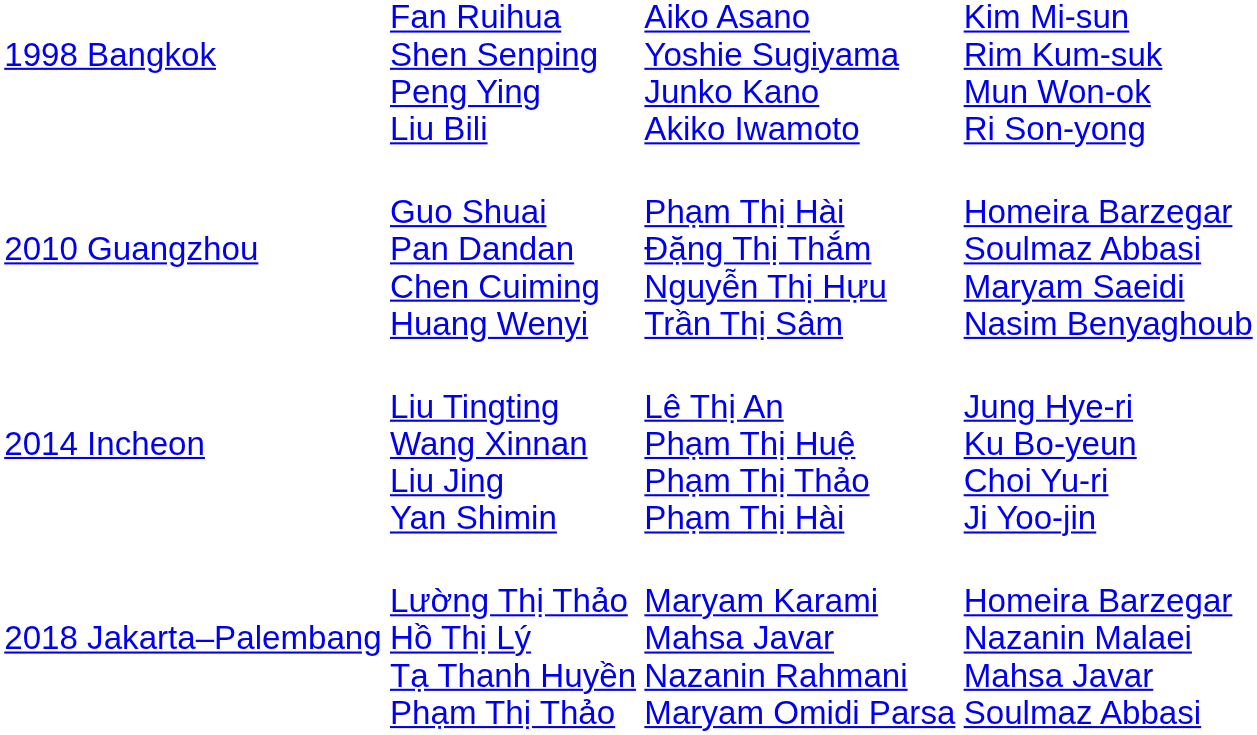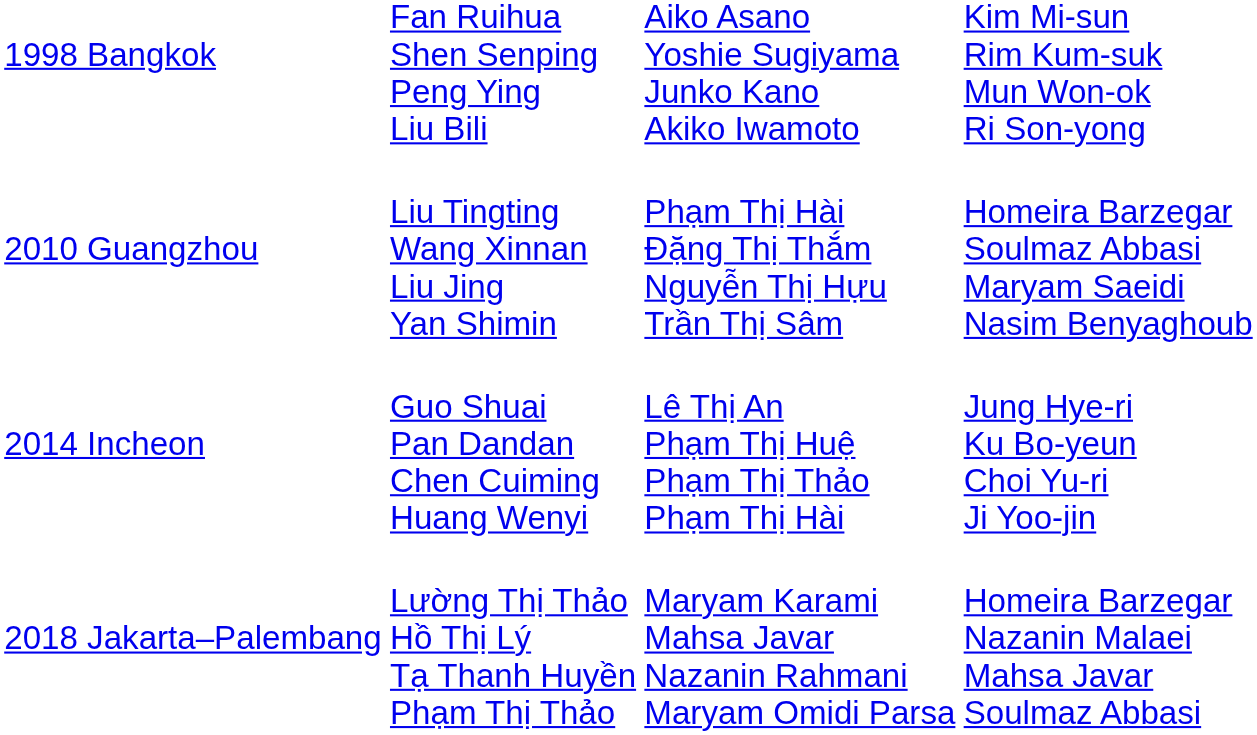(495, 268) Guo Shuai Pan Dandan Chen Cuiming Huang Wenyi -> (489, 268) Liu Tingting Wang Xinnan Liu Jing Yan Shimin
(489, 462) Liu Tingting Wang Xinnan Liu Jing Yan Shimin -> (495, 462) Guo Shuai Pan Dandan Chen Cuiming Huang Wenyi
